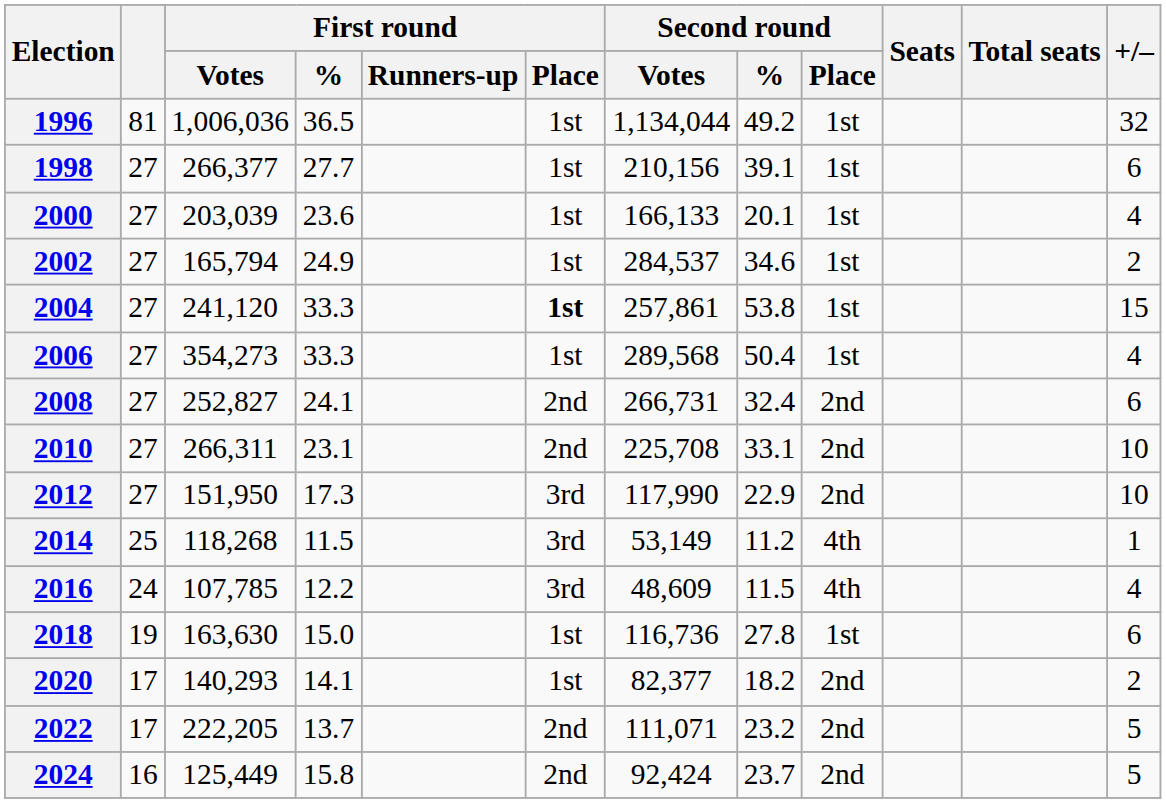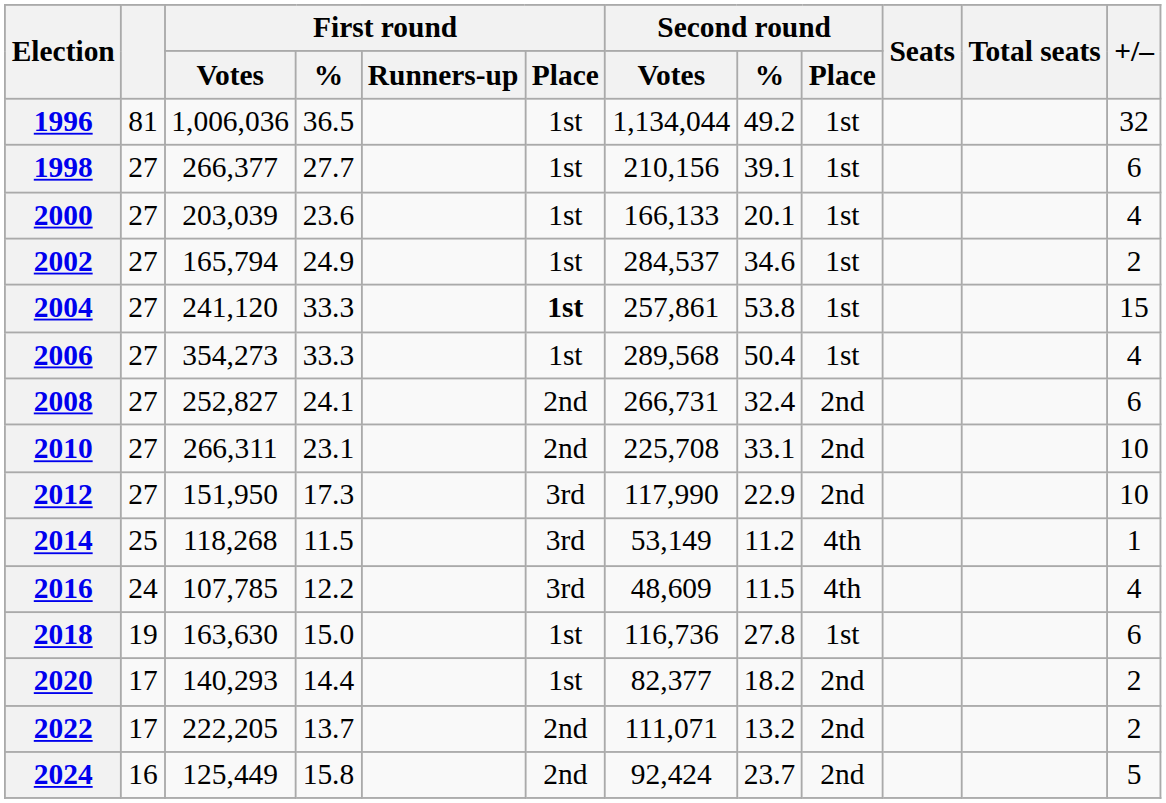(328, 681) 14.1 -> (328, 681) 14.4
(770, 728) 23.2 -> (770, 728) 13.2
(1134, 728) 5 -> (1134, 728) 2
